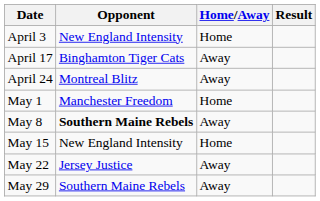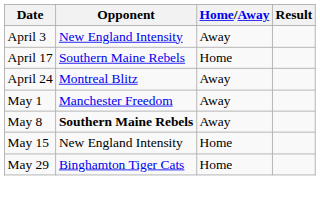(216, 36) Home -> (215, 36) Away
(122, 57) Binghamton Tiger Cats -> (122, 57) Southern Maine Rebels
(215, 57) Away -> (216, 57) Home
(216, 100) Home -> (215, 100) Away
- row: (28, 164)
(122, 185) Southern Maine Rebels -> (122, 164) Binghamton Tiger Cats
(215, 185) Away -> (216, 164) Home
